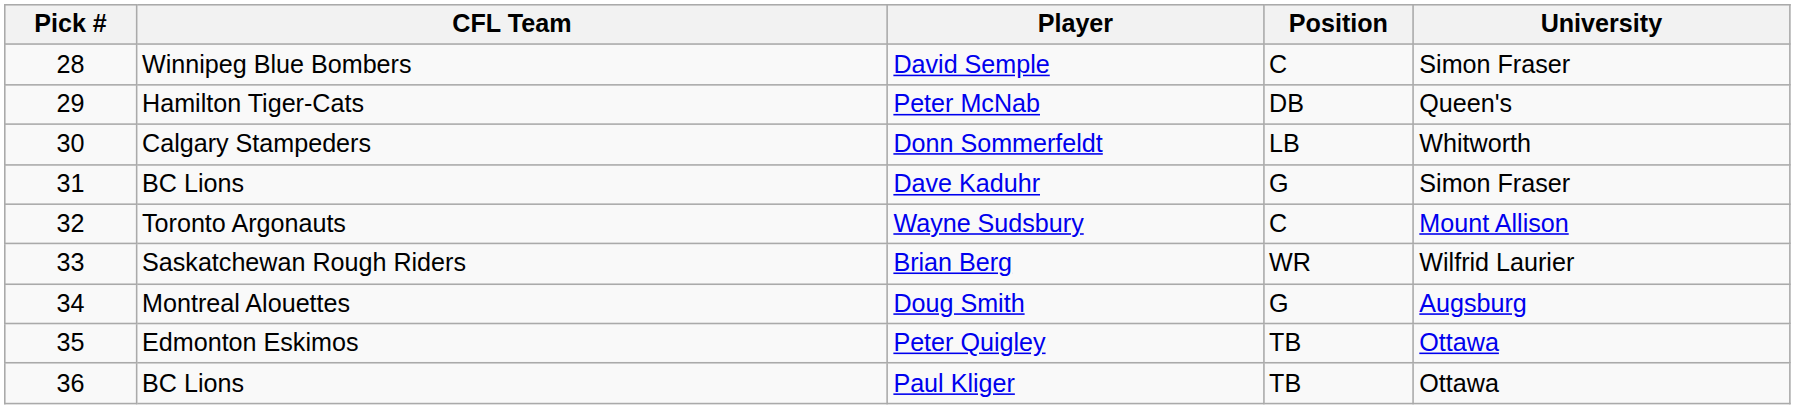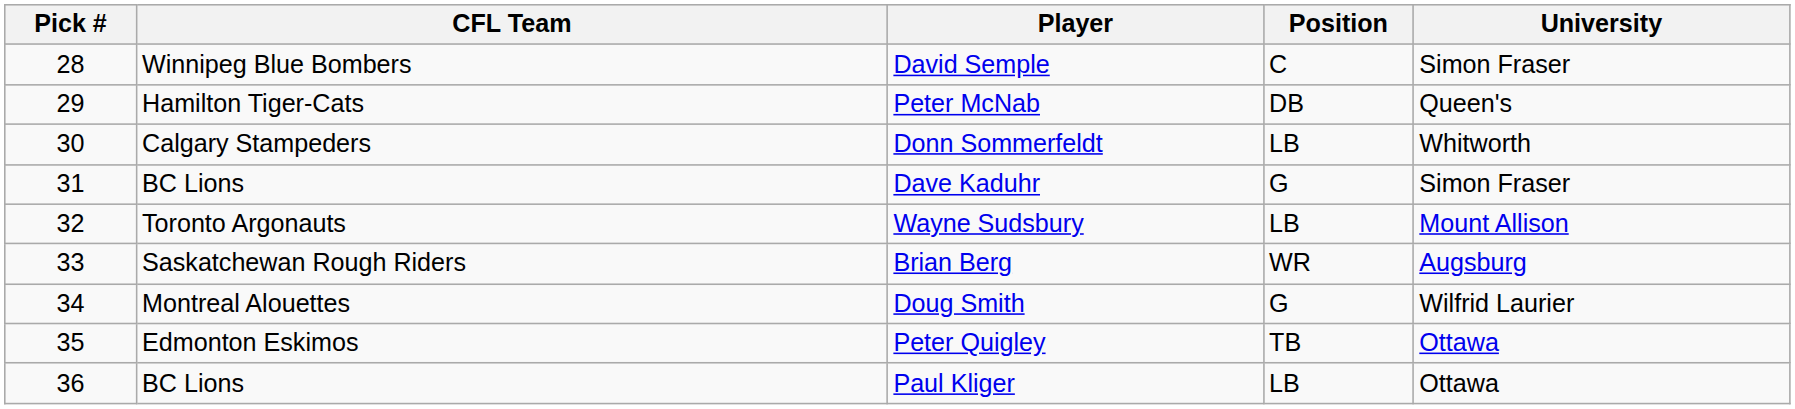(1278, 223) C -> (1284, 223) LB
(1497, 263) Wilfrid Laurier -> (1473, 263) Augsburg
(1473, 303) Augsburg -> (1497, 303) Wilfrid Laurier
(1285, 382) TB -> (1284, 382) LB
